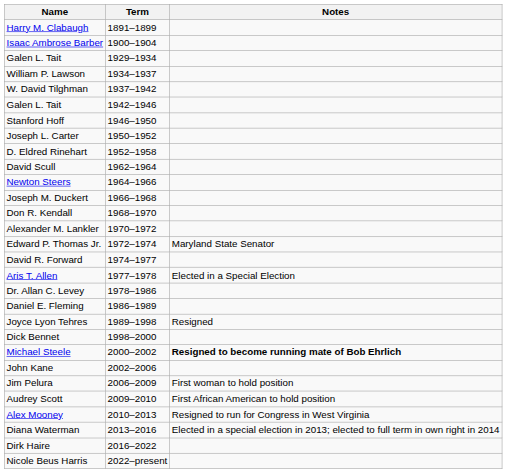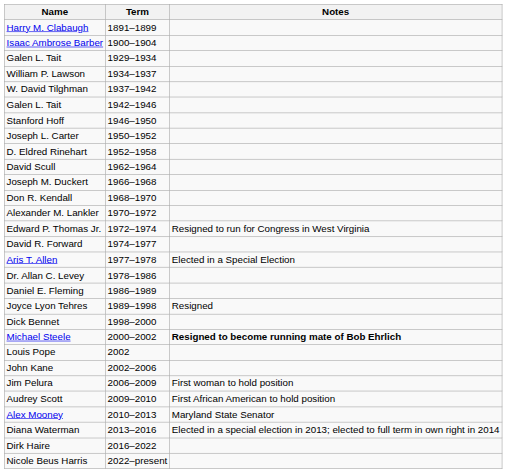- row: (39, 182)
(223, 244) Maryland State Senator -> (271, 228) Resigned to run for Congress in West Virginia
+ row: (31, 352)
(271, 414) Resigned to run for Congress in West Virginia -> (223, 414) Maryland State Senator
